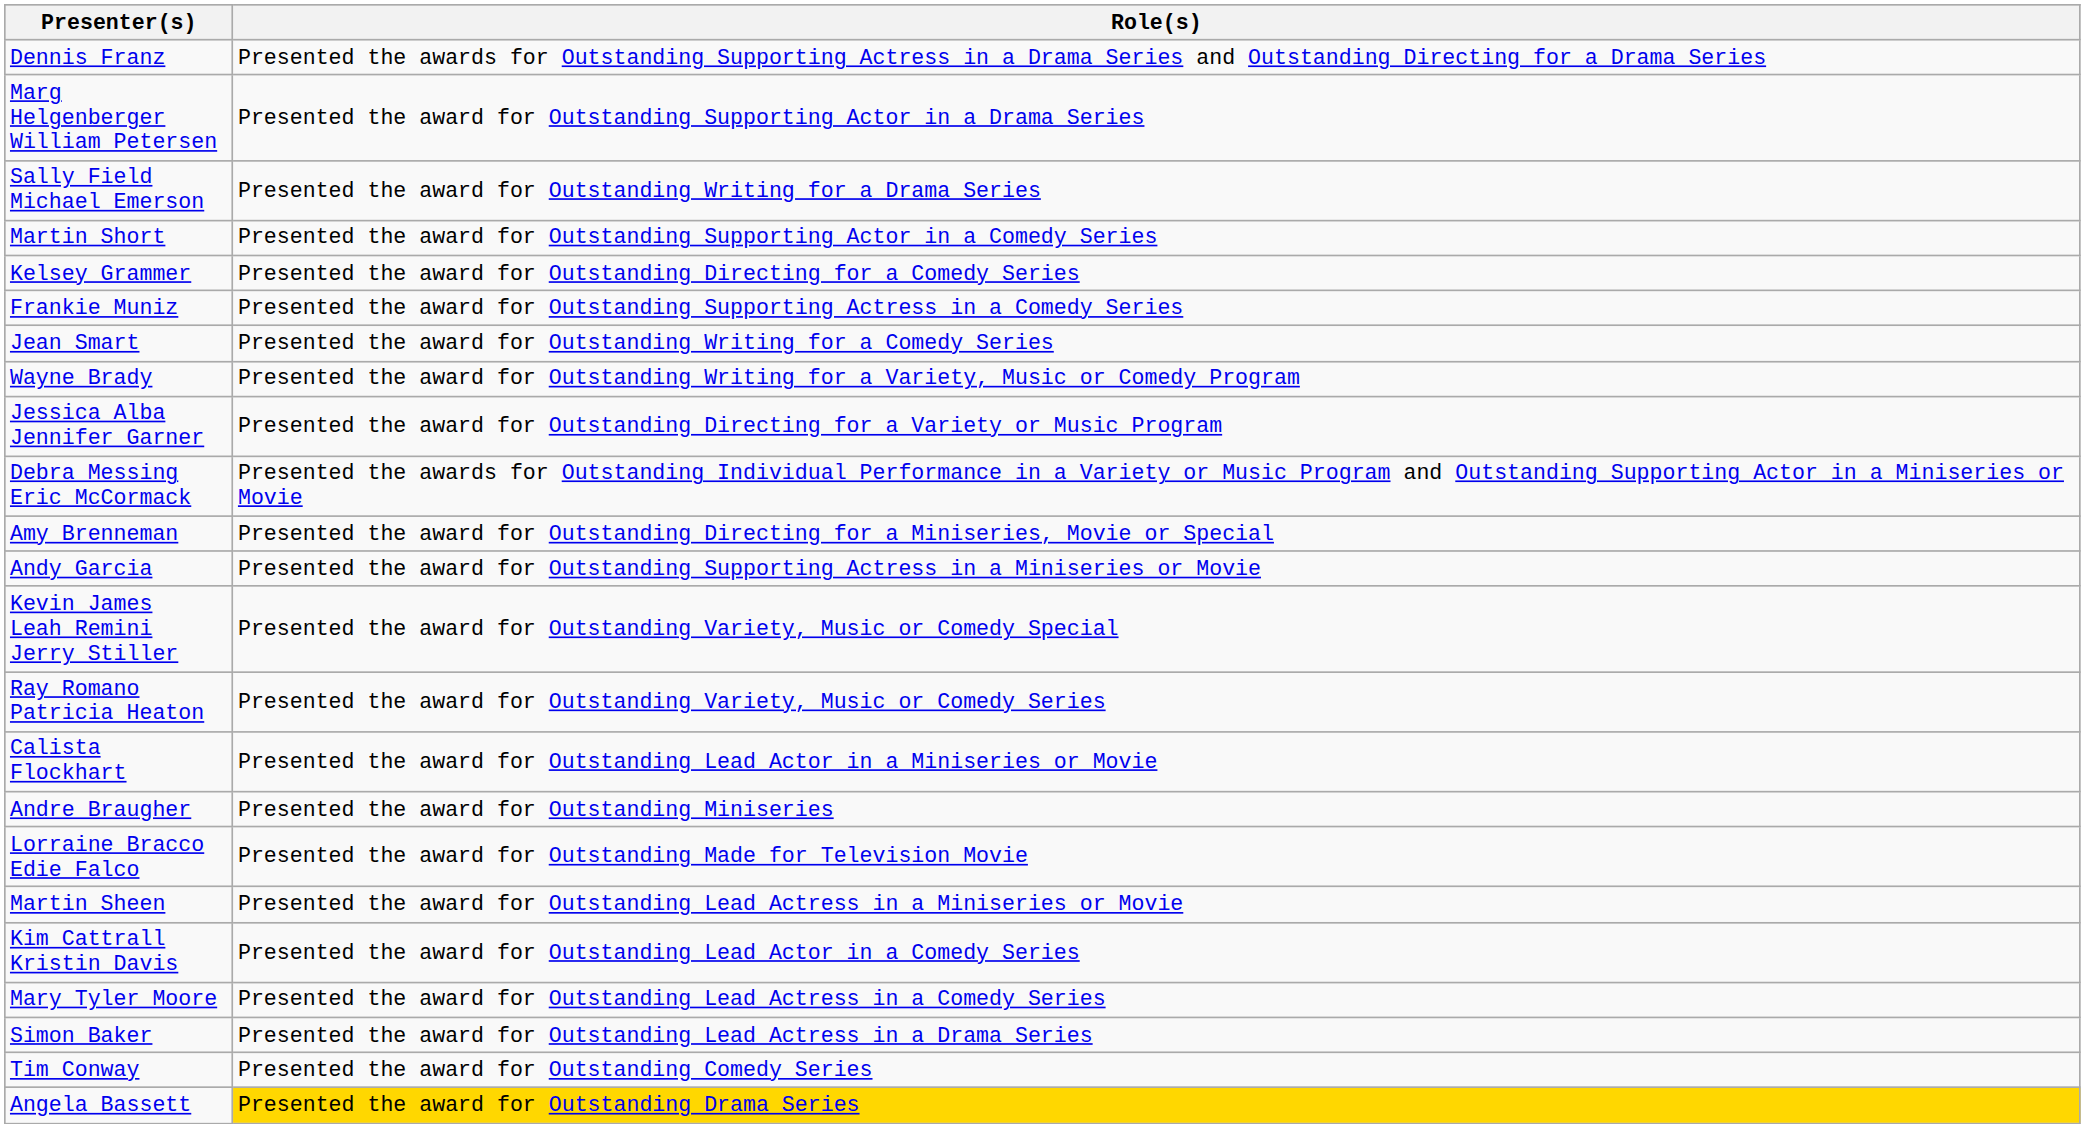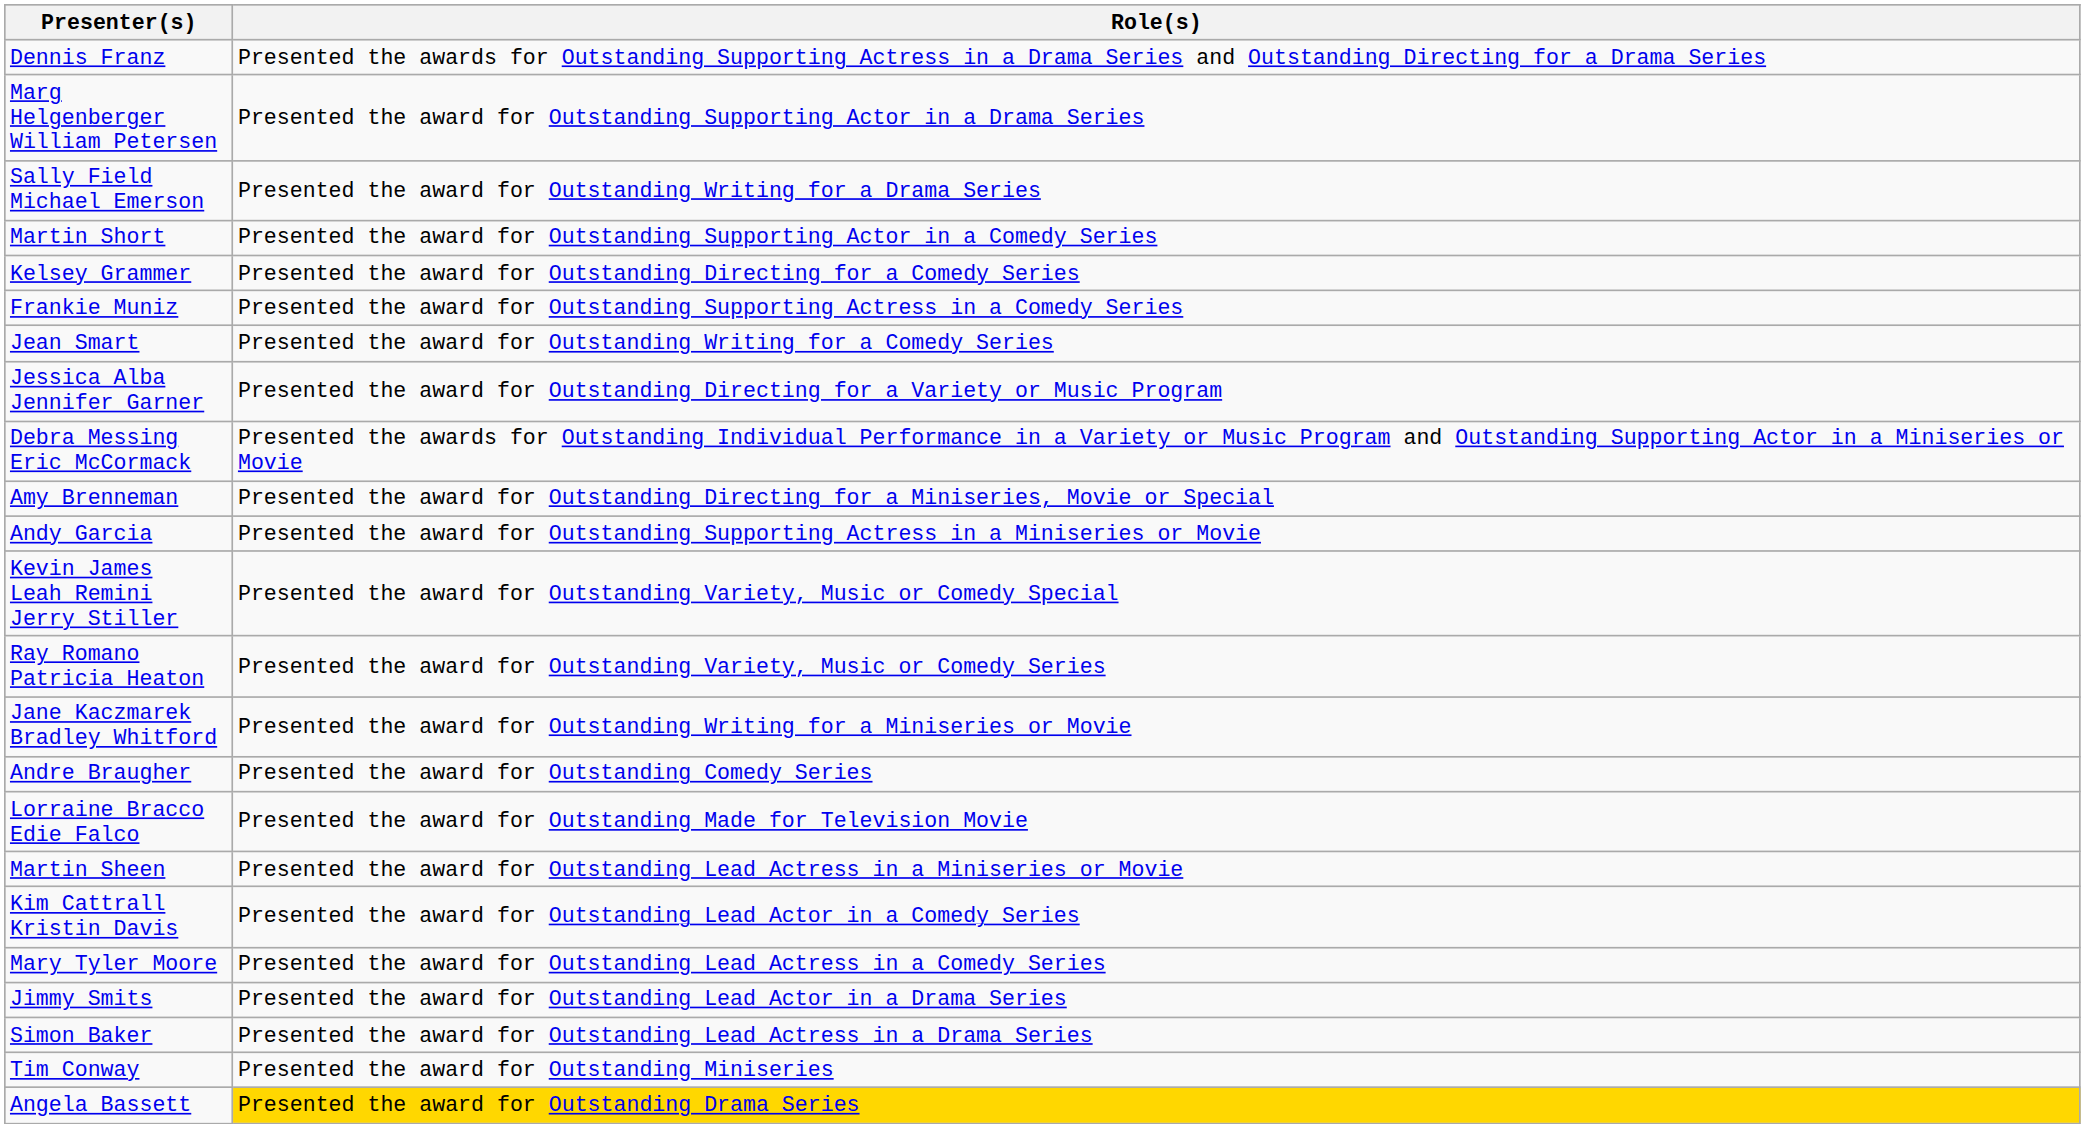- row: (81, 378)
+ row: (114, 726)
- row: (68, 762)
(536, 809) Presented the award for Outstanding Miniseries -> (555, 774) Presented the award for Outstanding Comedy Series
+ row: (81, 1000)
(555, 1070) Presented the award for Outstanding Comedy Series -> (536, 1070) Presented the award for Outstanding Miniseries
